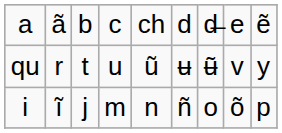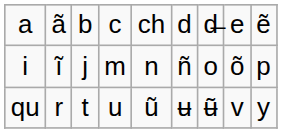rows swapped: (25, 107) <-> (25, 66)
